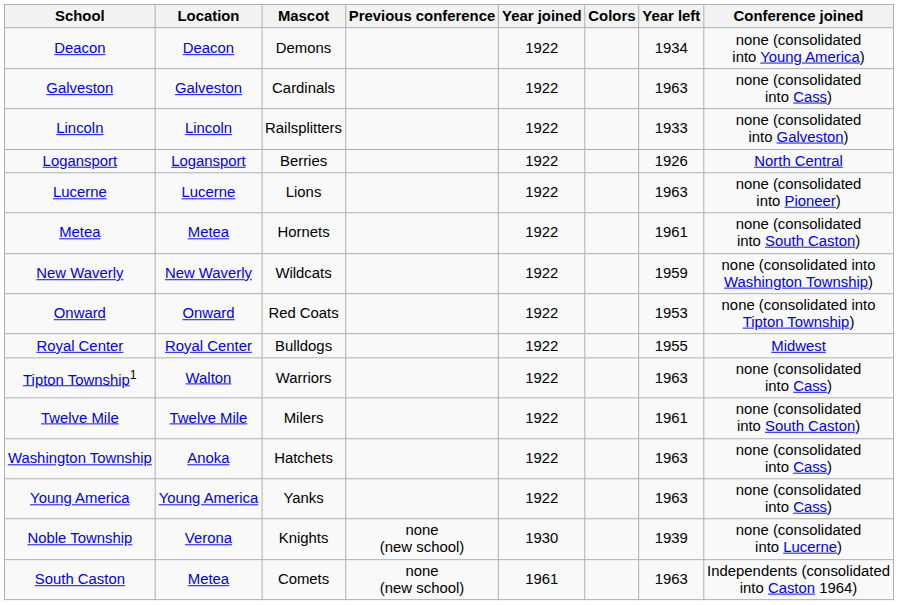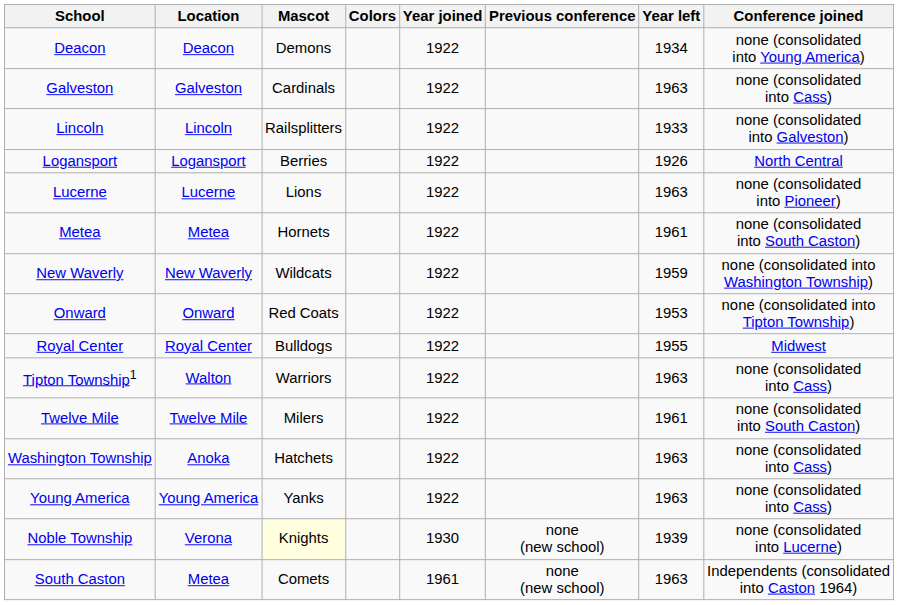columns swapped: (612, 16) <-> (422, 16)
(304, 539) no background -> (304, 539) lightyellow background
